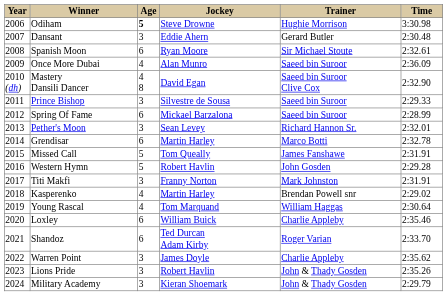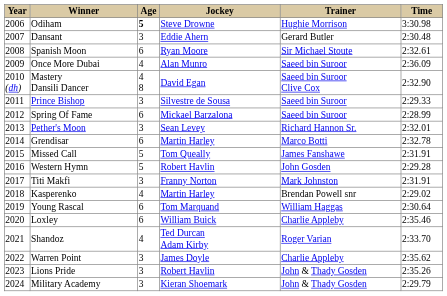(141, 207) 4 -> (141, 207) 6
(141, 239) 6 -> (141, 239) 4
